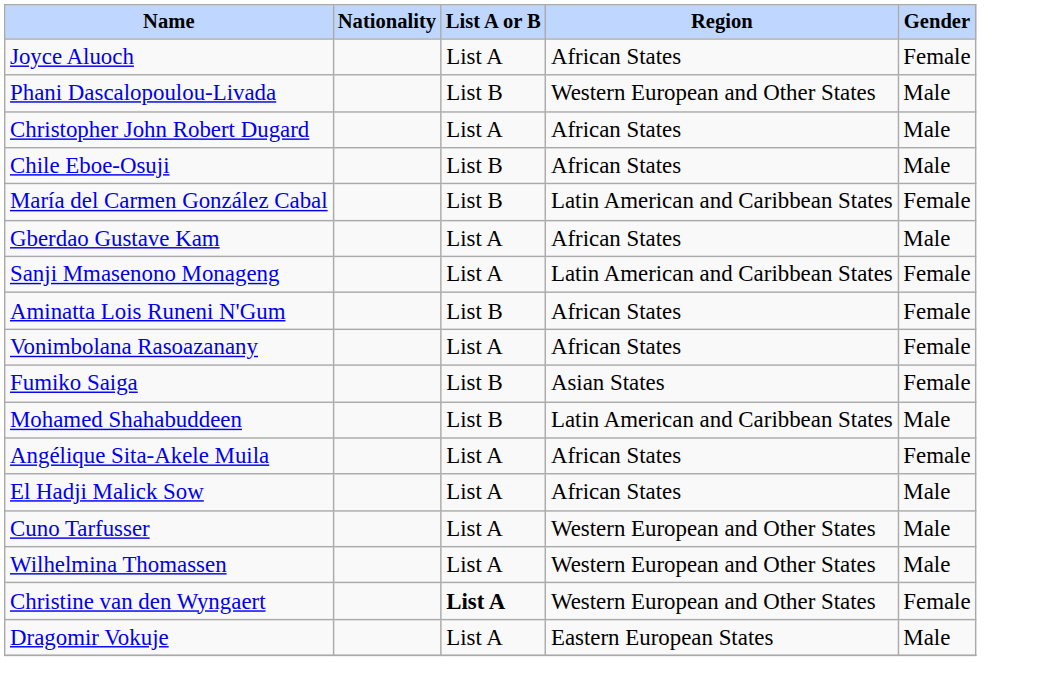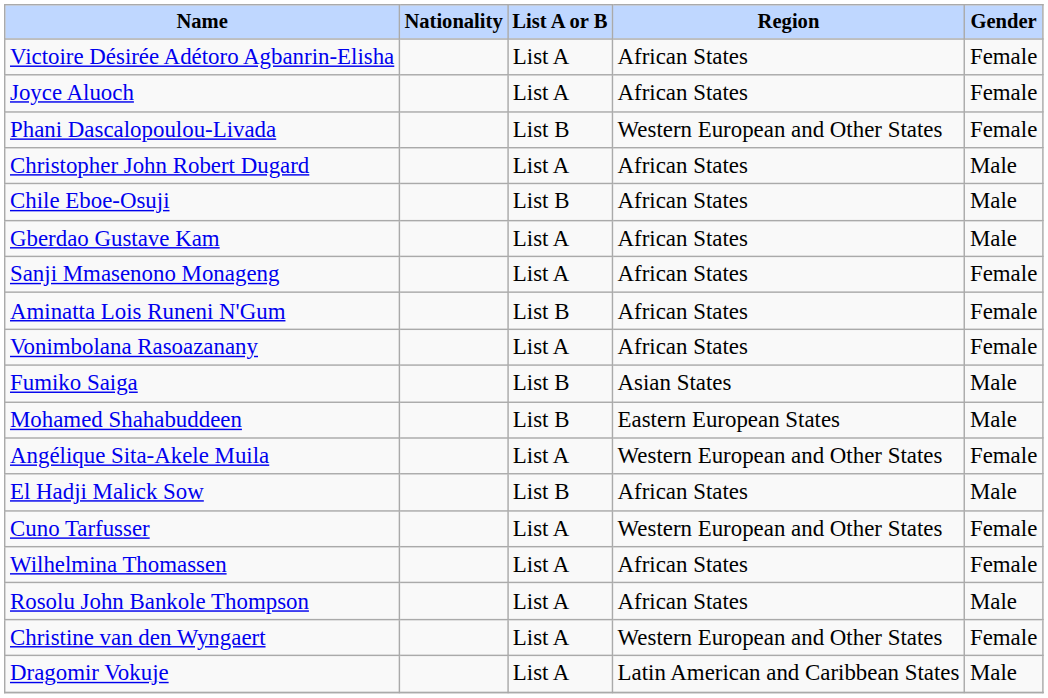+ row: (202, 56)
(927, 92) Male -> (1004, 129) Female
- row: (169, 201)
(722, 274) Latin American and Caribbean States -> (683, 274) African States
(937, 383) Female -> (993, 383) Male
(722, 419) Latin American and Caribbean States -> (729, 419) Eastern European States
(616, 455) African States -> (780, 455) Western European and Other States
(474, 492) List A -> (541, 492) List B
(927, 528) Male -> (1004, 528) Female
(713, 564) Western European and Other States -> (683, 564) African States
(927, 564) Male -> (1004, 564) Female
+ row: (159, 600)
(476, 600) bold -> (541, 637) normal
(662, 637) Eastern European States -> (788, 673) Latin American and Caribbean States
